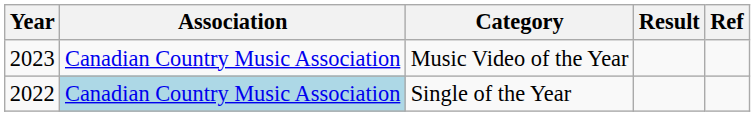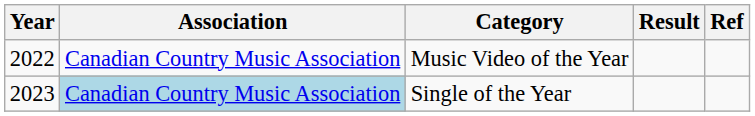(32, 57) 2023 -> (32, 57) 2022
(32, 93) 2022 -> (32, 93) 2023
